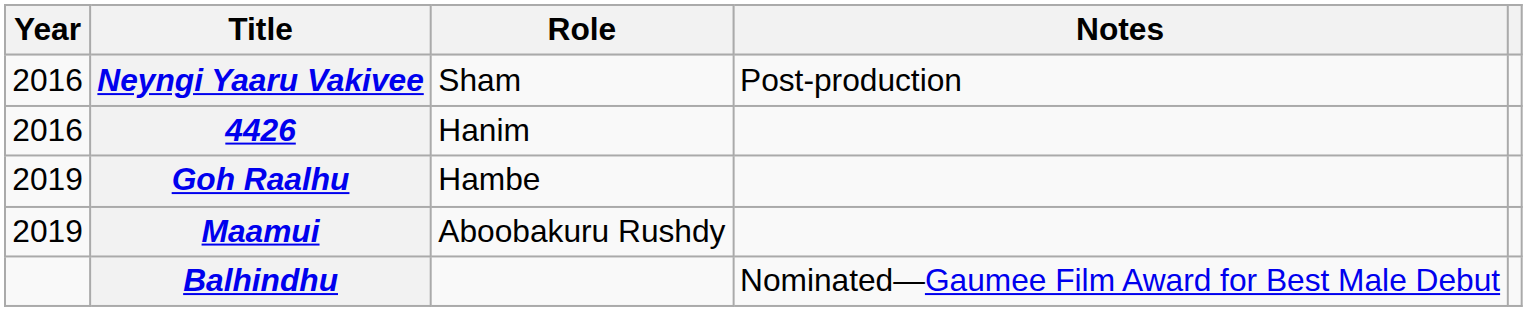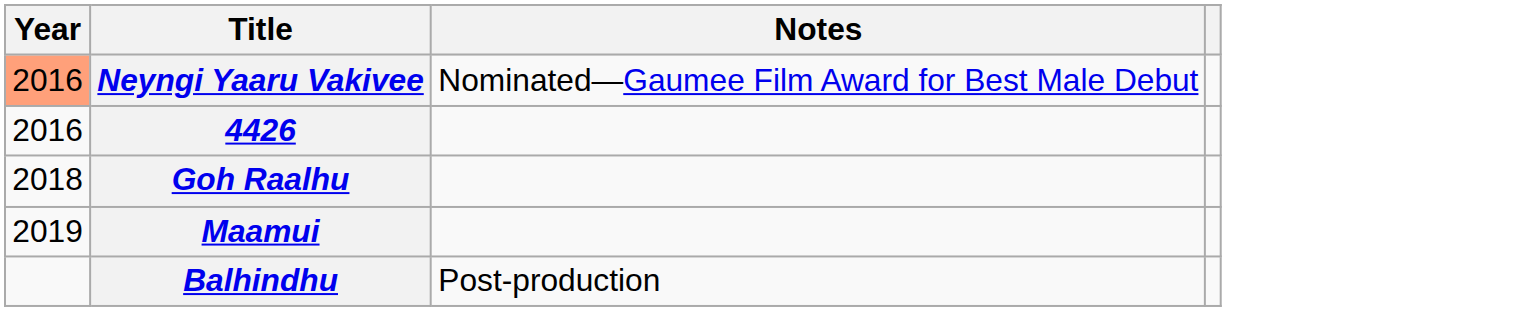- column: (582, 29)
(48, 79) no background -> (48, 79) lightsalmon background
(851, 79) Post-production -> (818, 79) Nominated—Gaumee Film Award for Best Male Debut
(48, 180) 2019 -> (48, 180) 2018
(1120, 280) Nominated—Gaumee Film Award for Best Male Debut -> (549, 280) Post-production
